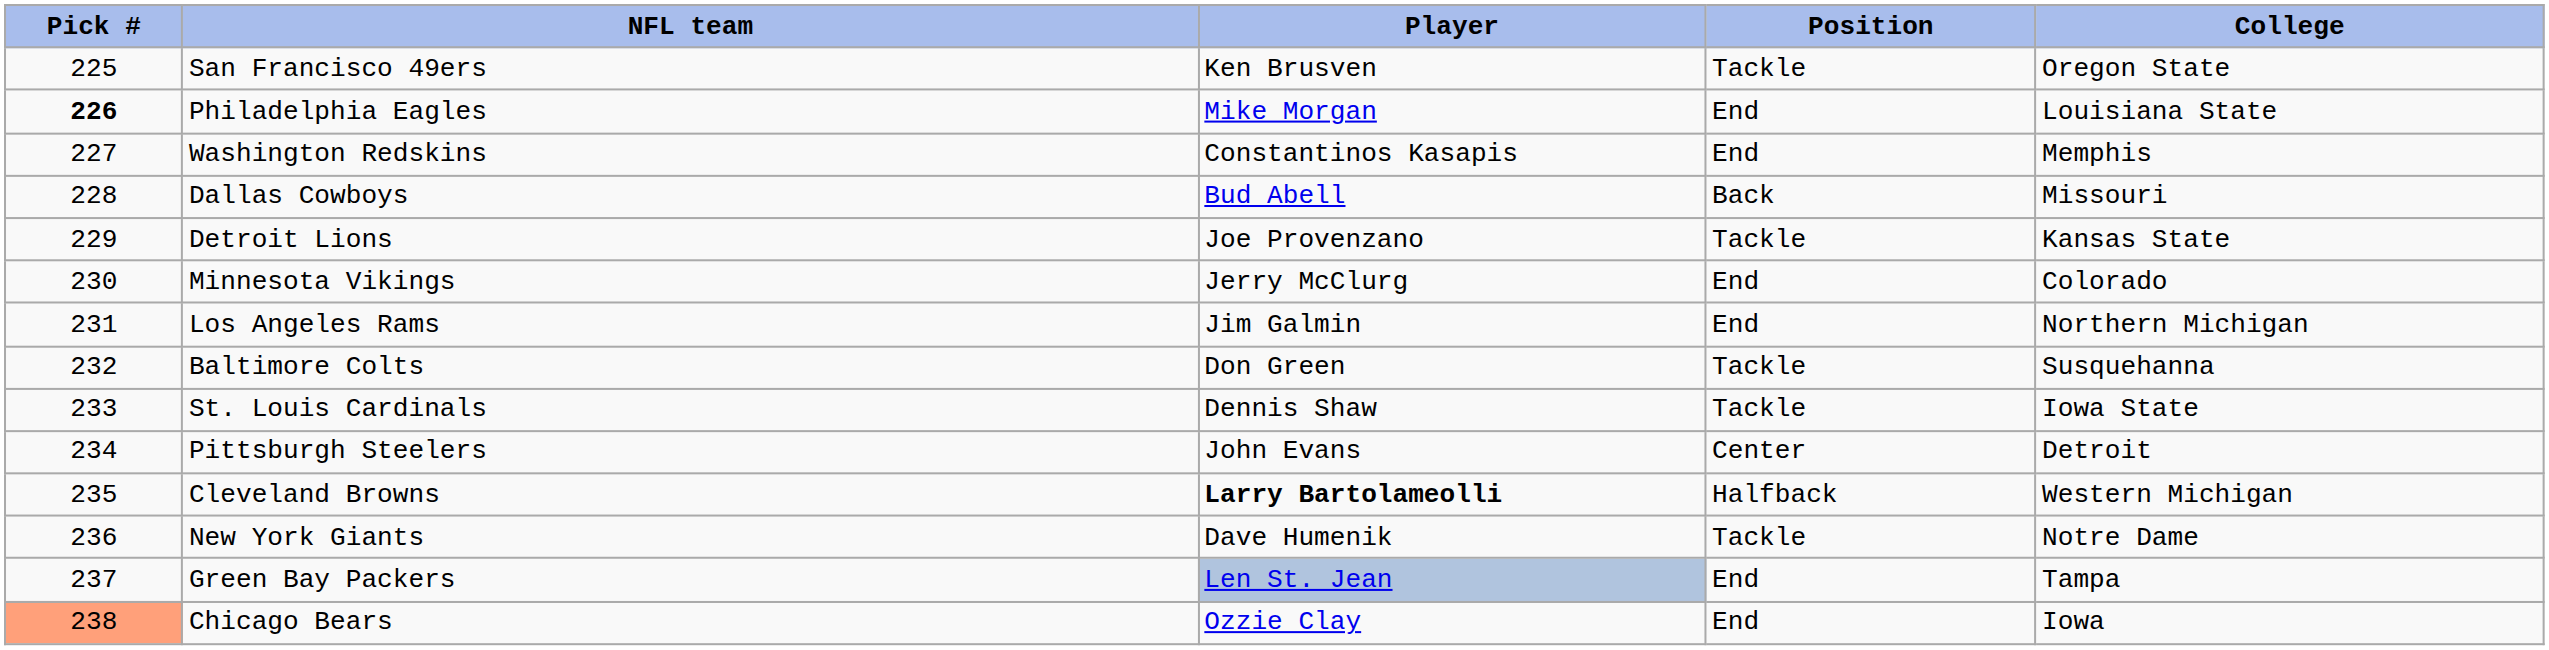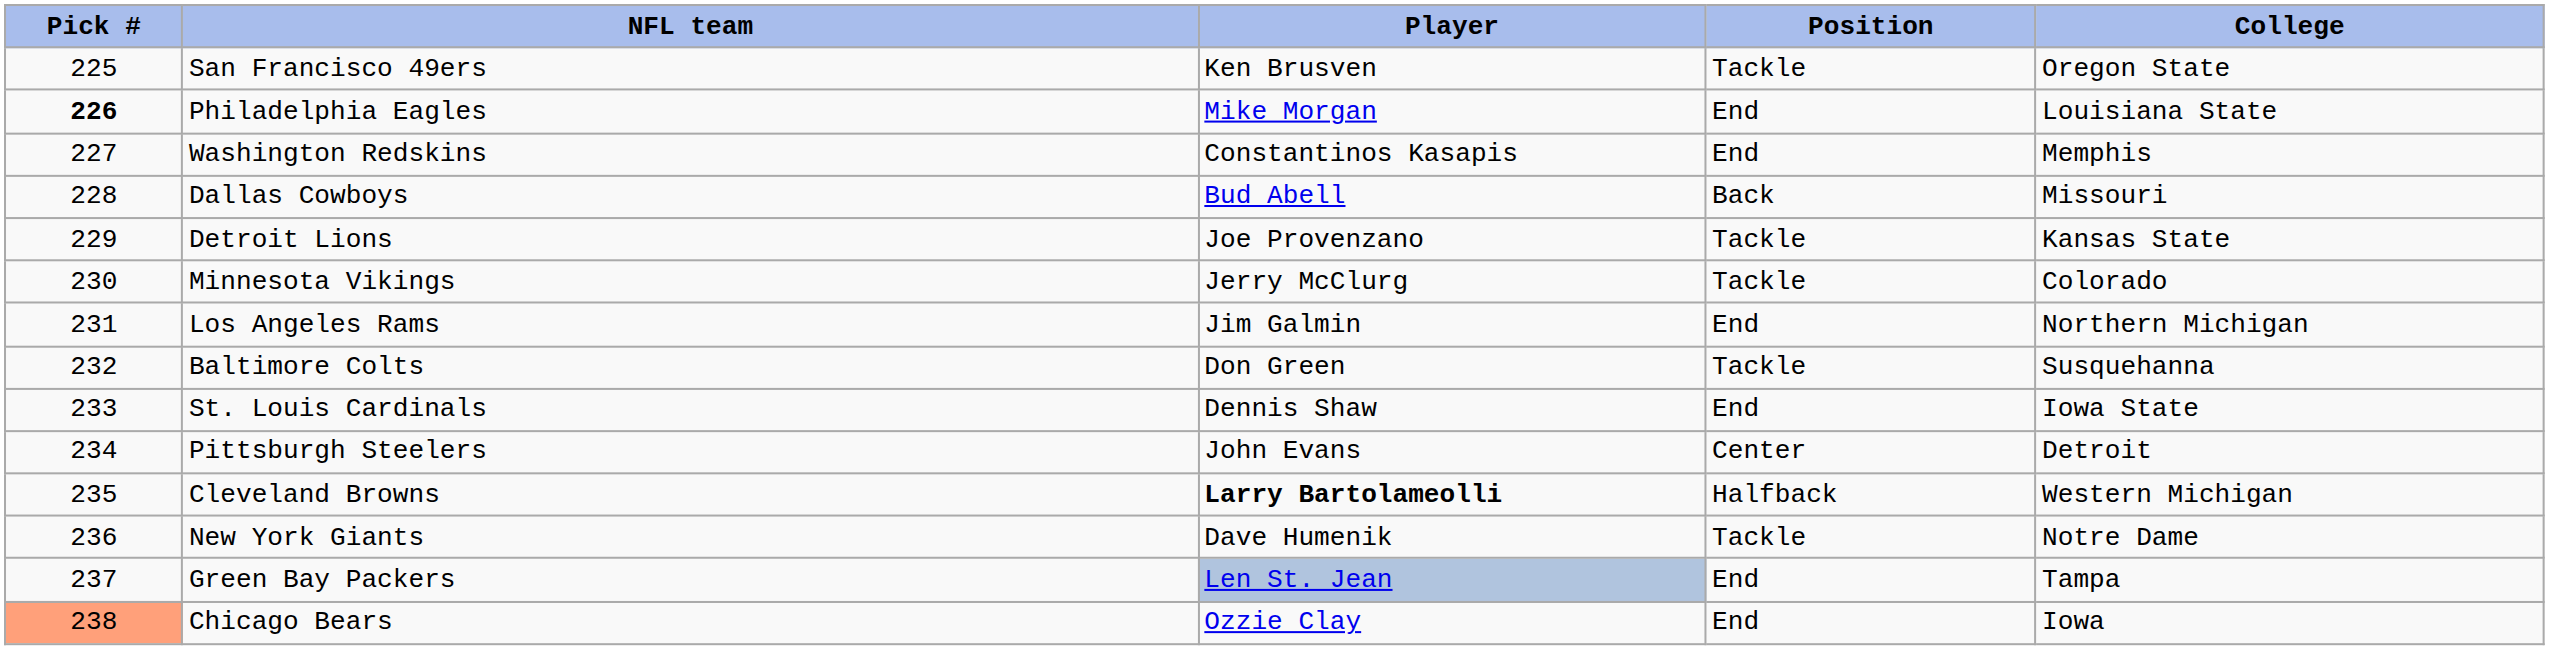(1736, 282) End -> (1759, 282) Tackle
(1759, 410) Tackle -> (1736, 410) End
